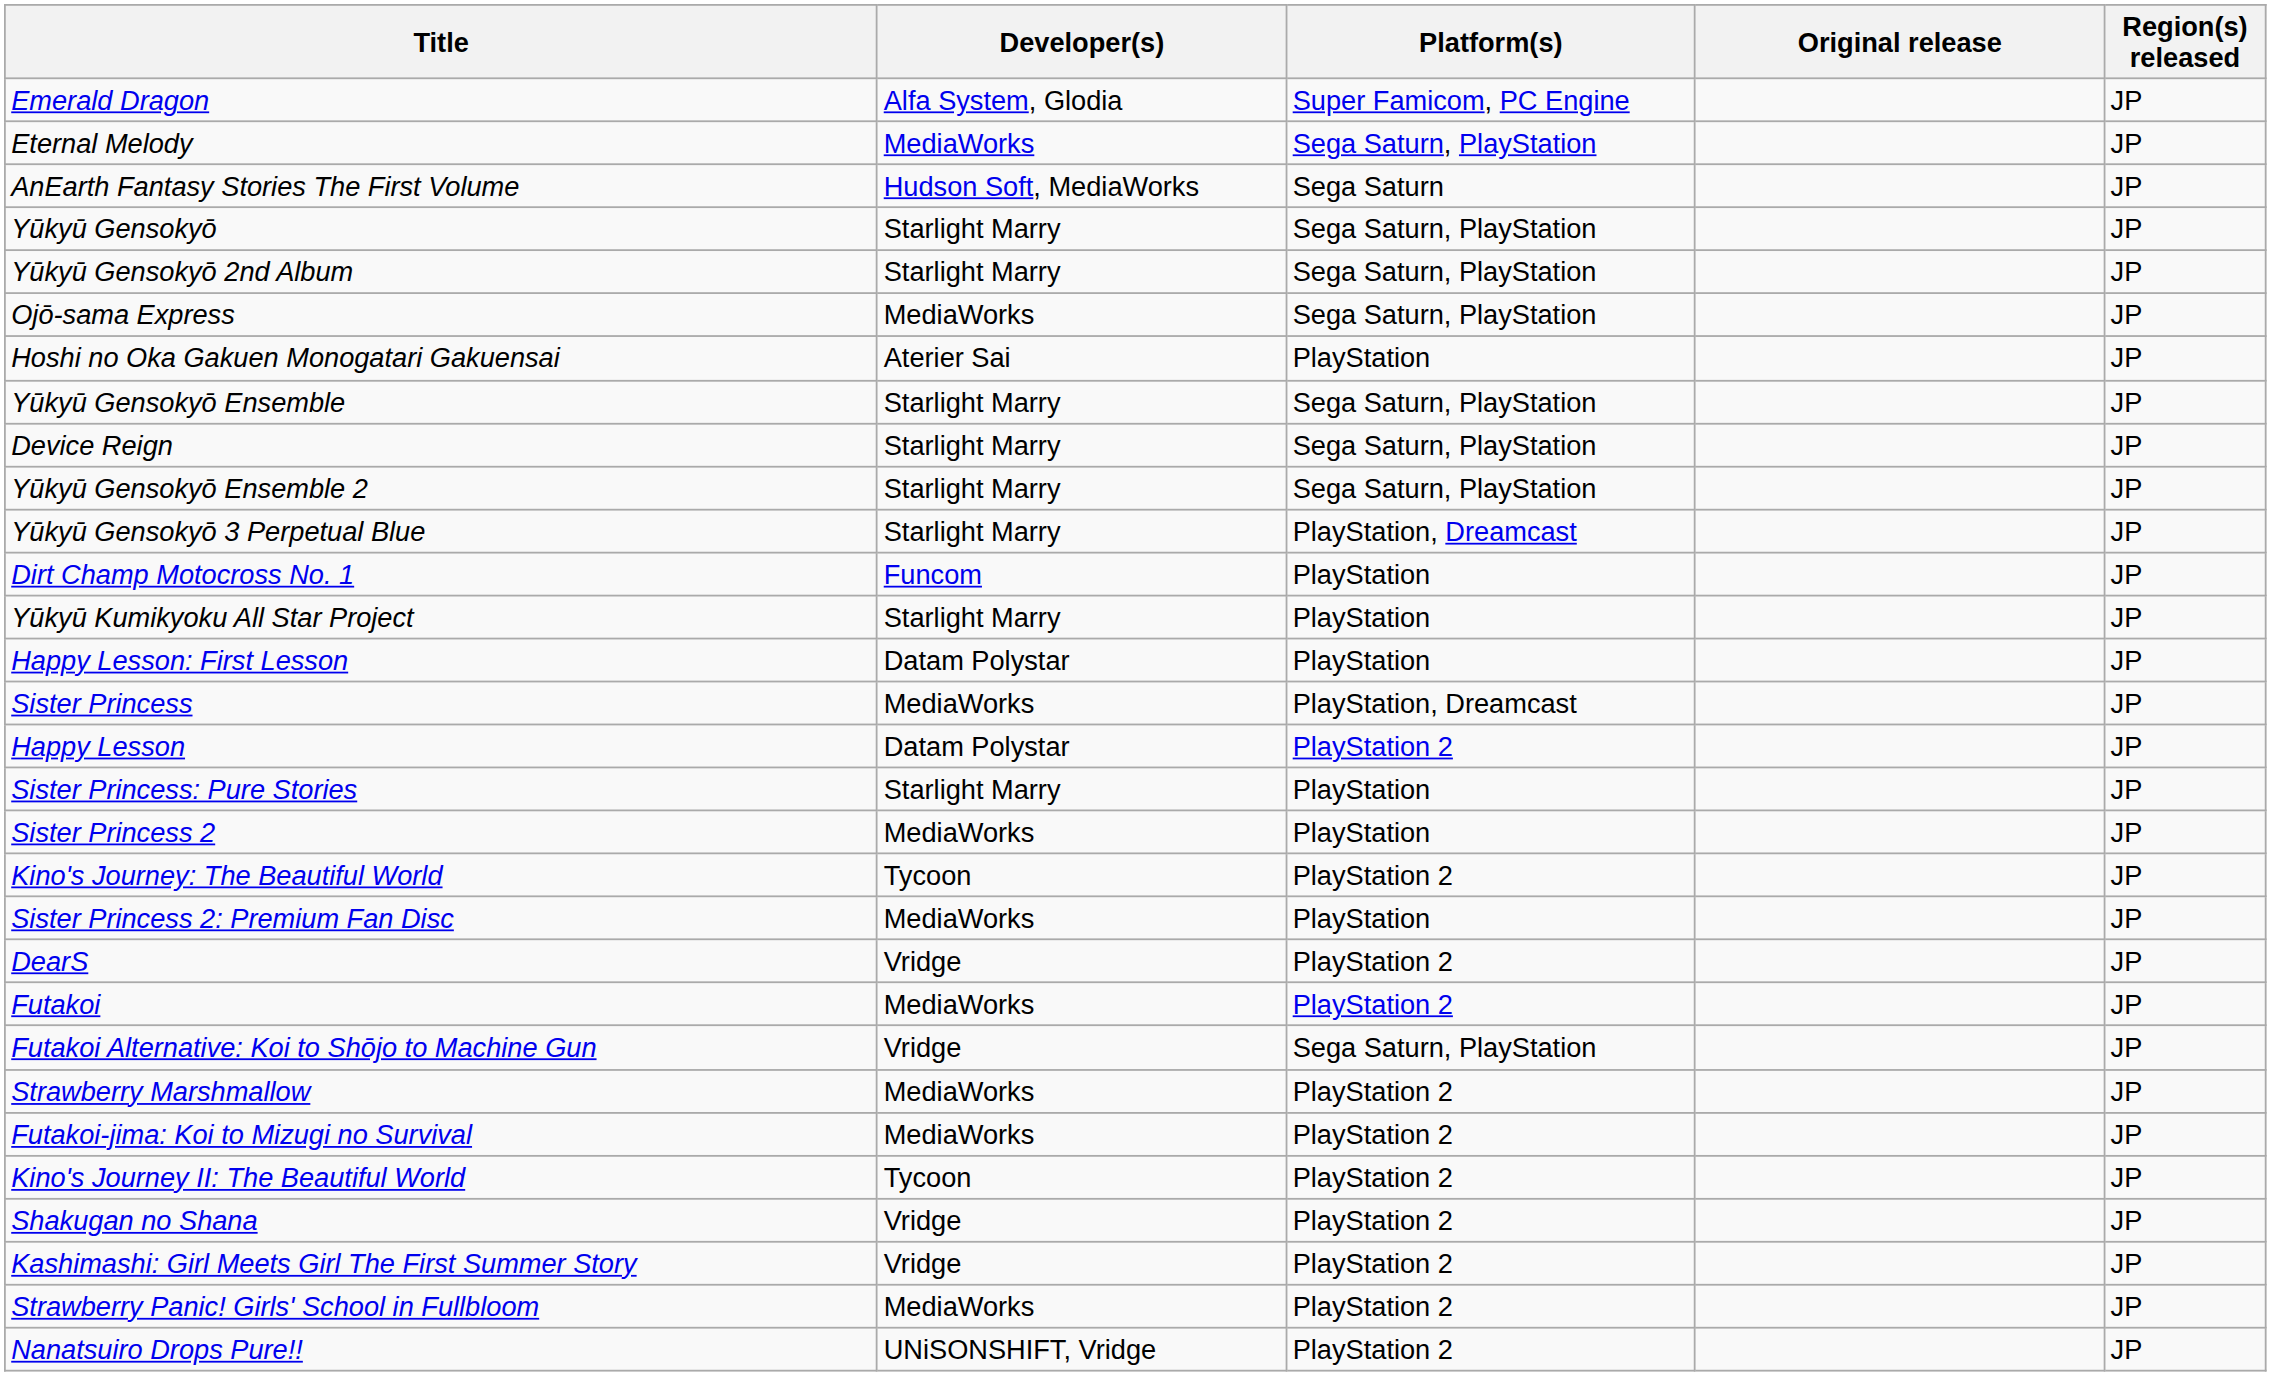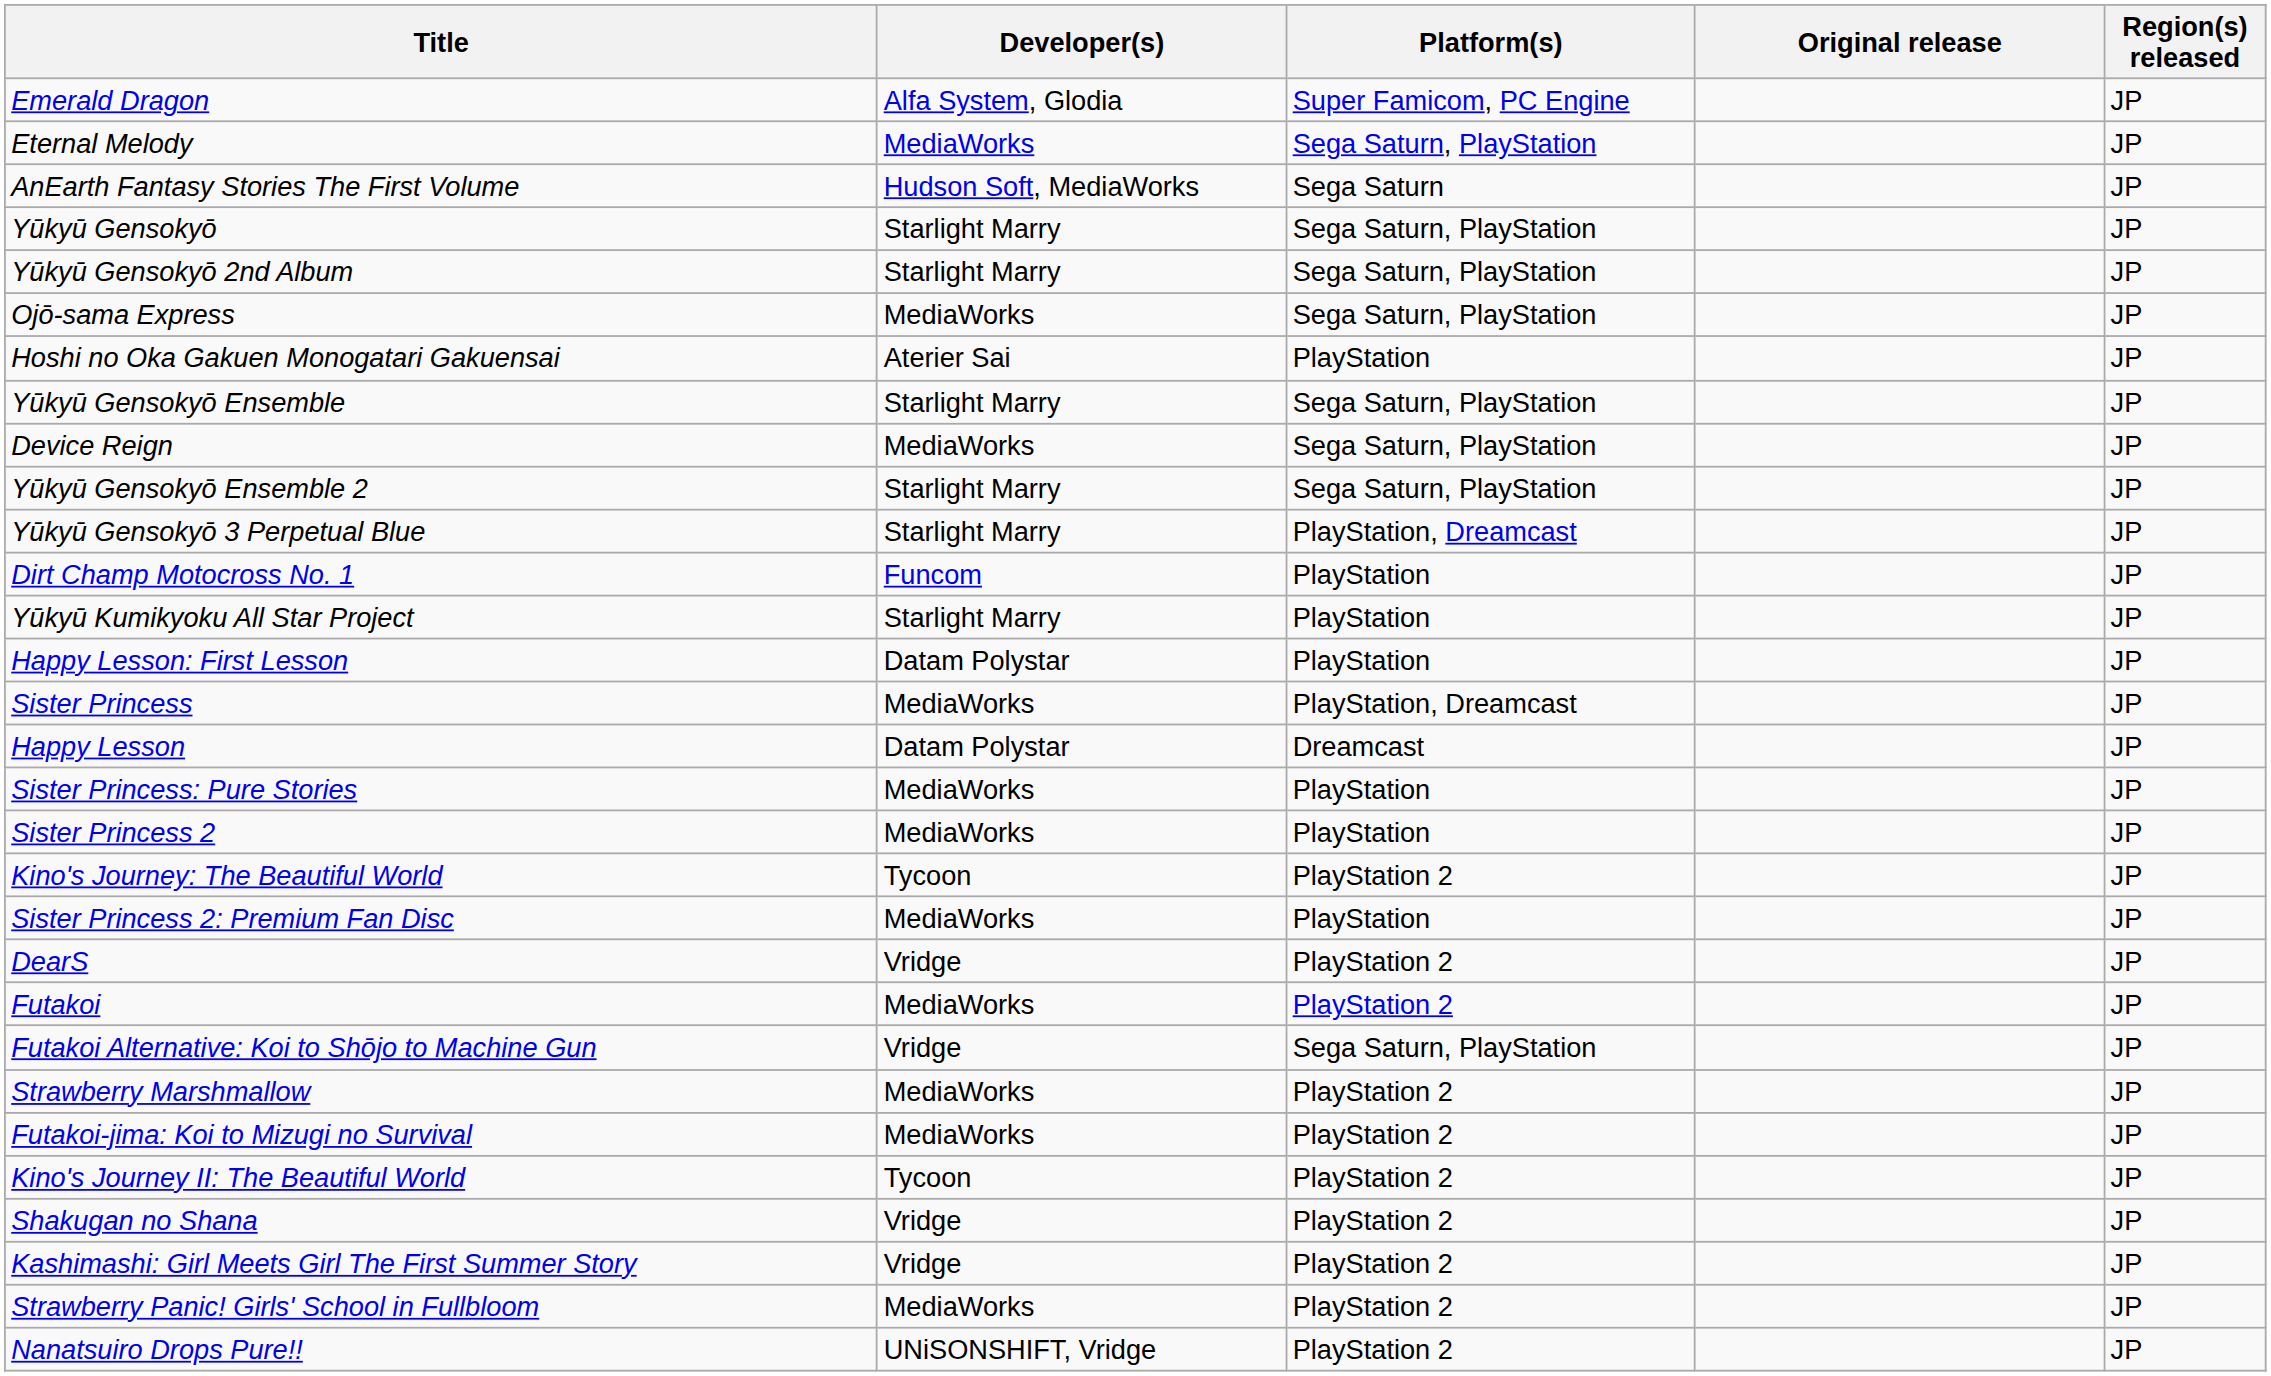(972, 445) Starlight Marry -> (959, 445) MediaWorks
(1373, 746) PlayStation 2 -> (1358, 746) Dreamcast
(972, 789) Starlight Marry -> (959, 789) MediaWorks
